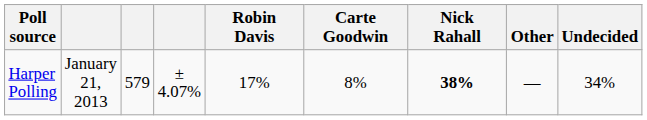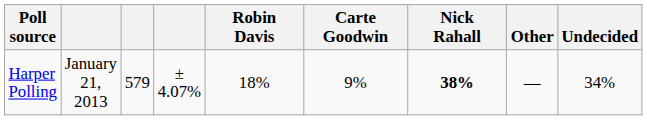(254, 82) 17% -> (254, 82) 18%
(355, 82) 8% -> (355, 82) 9%
